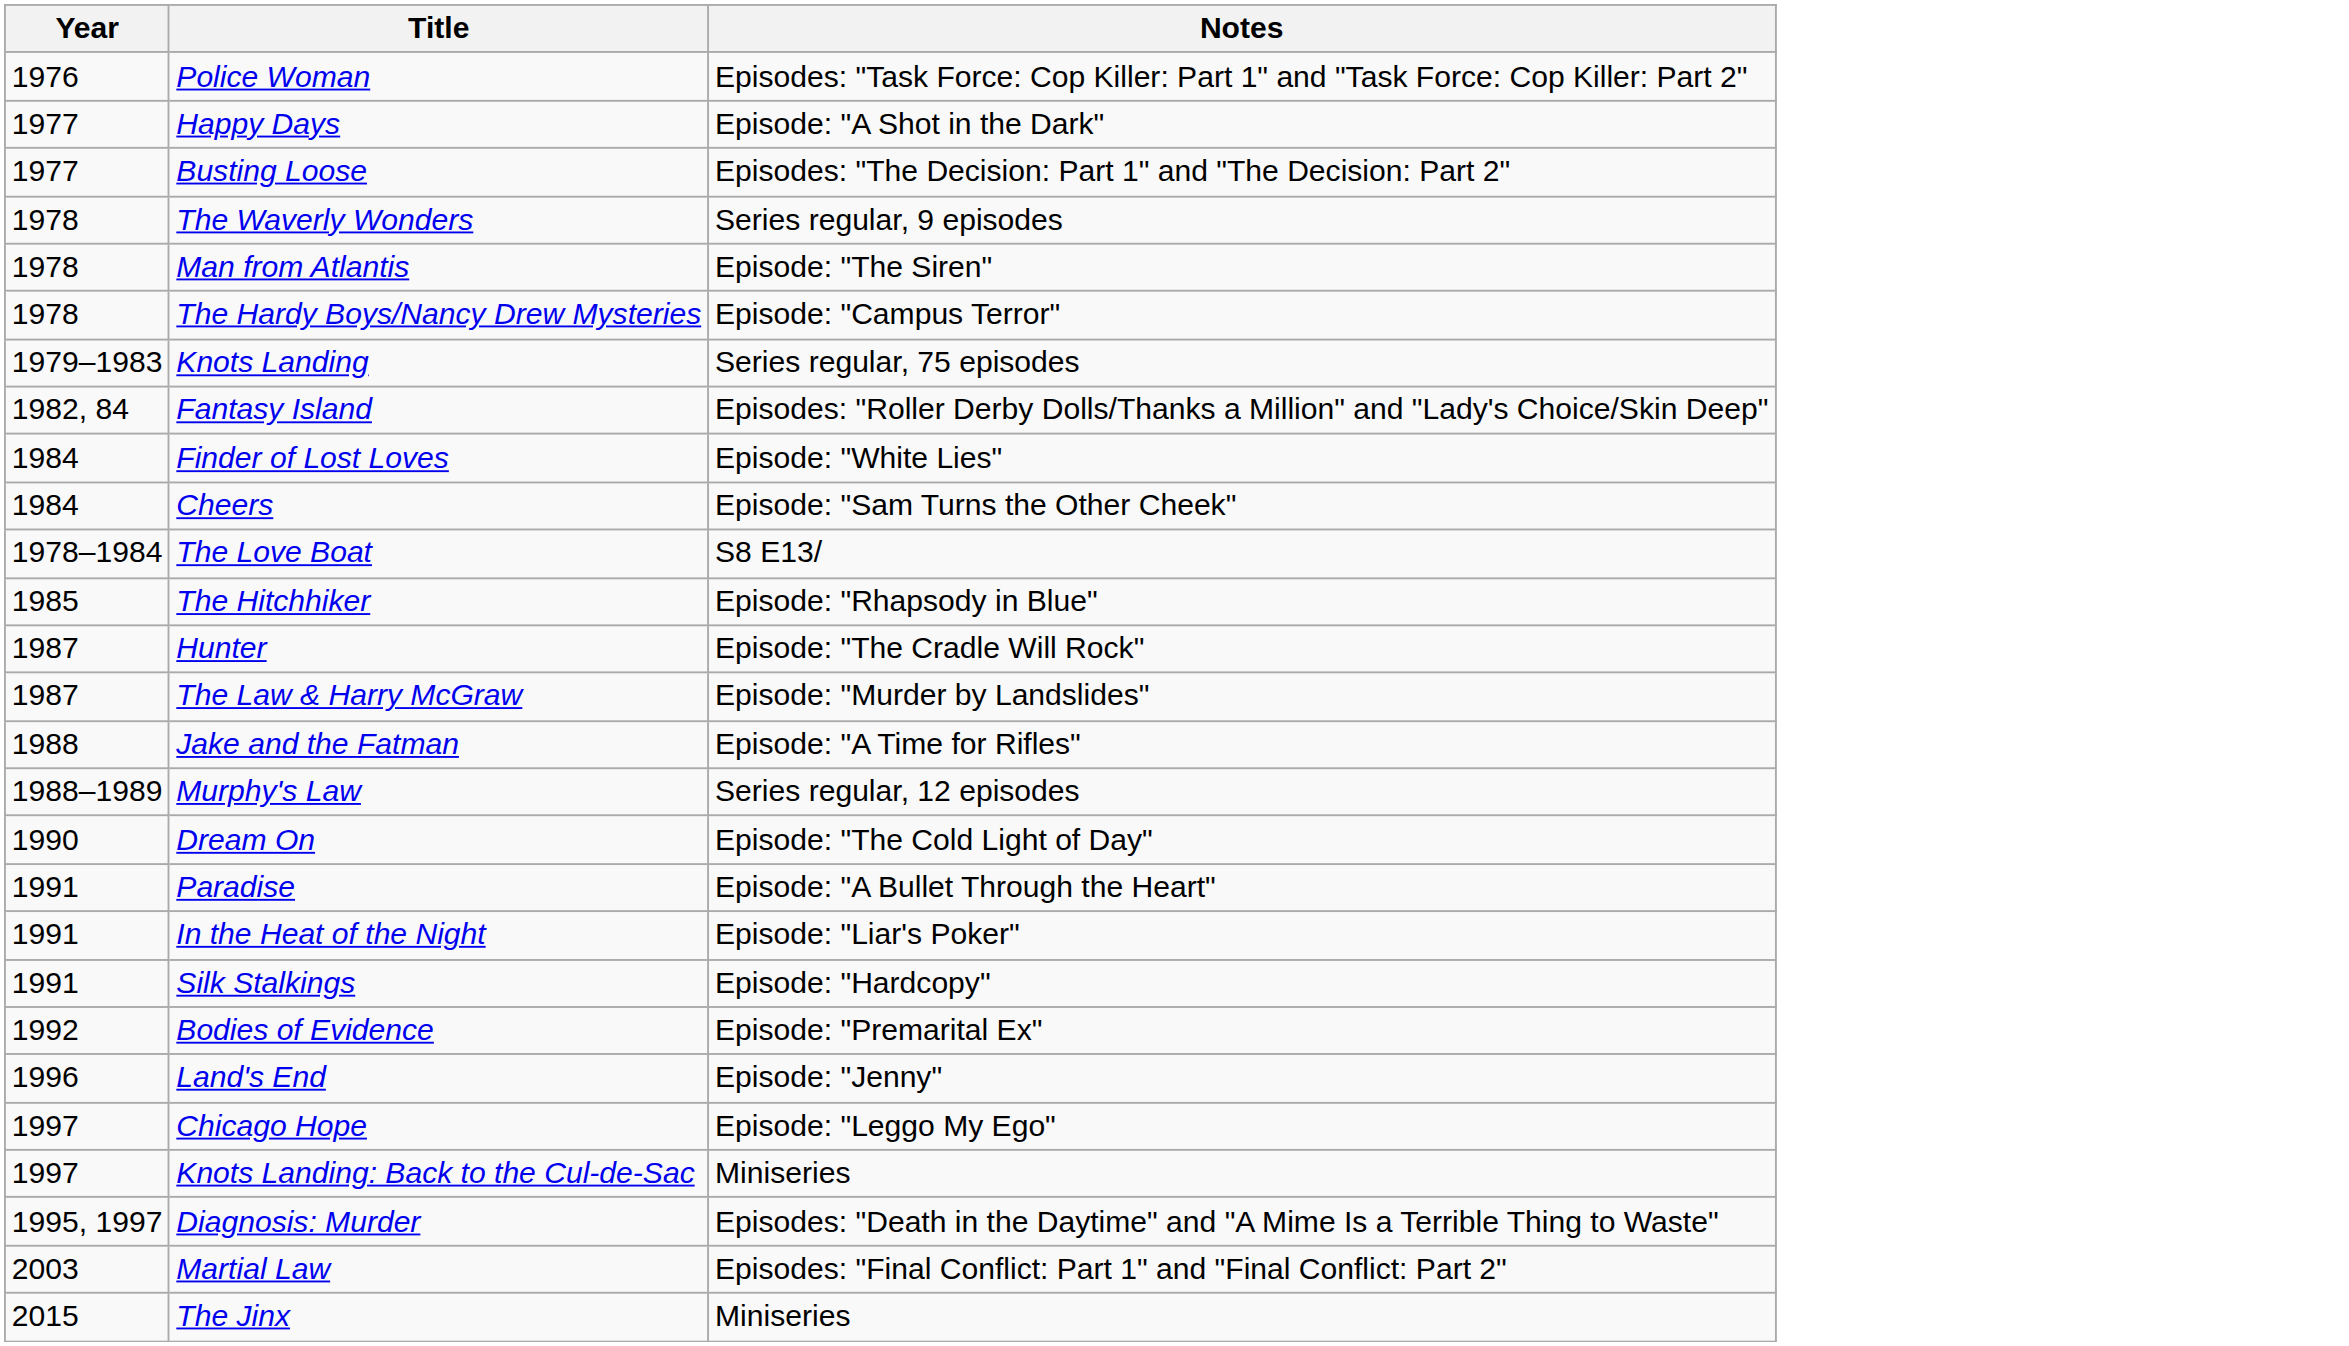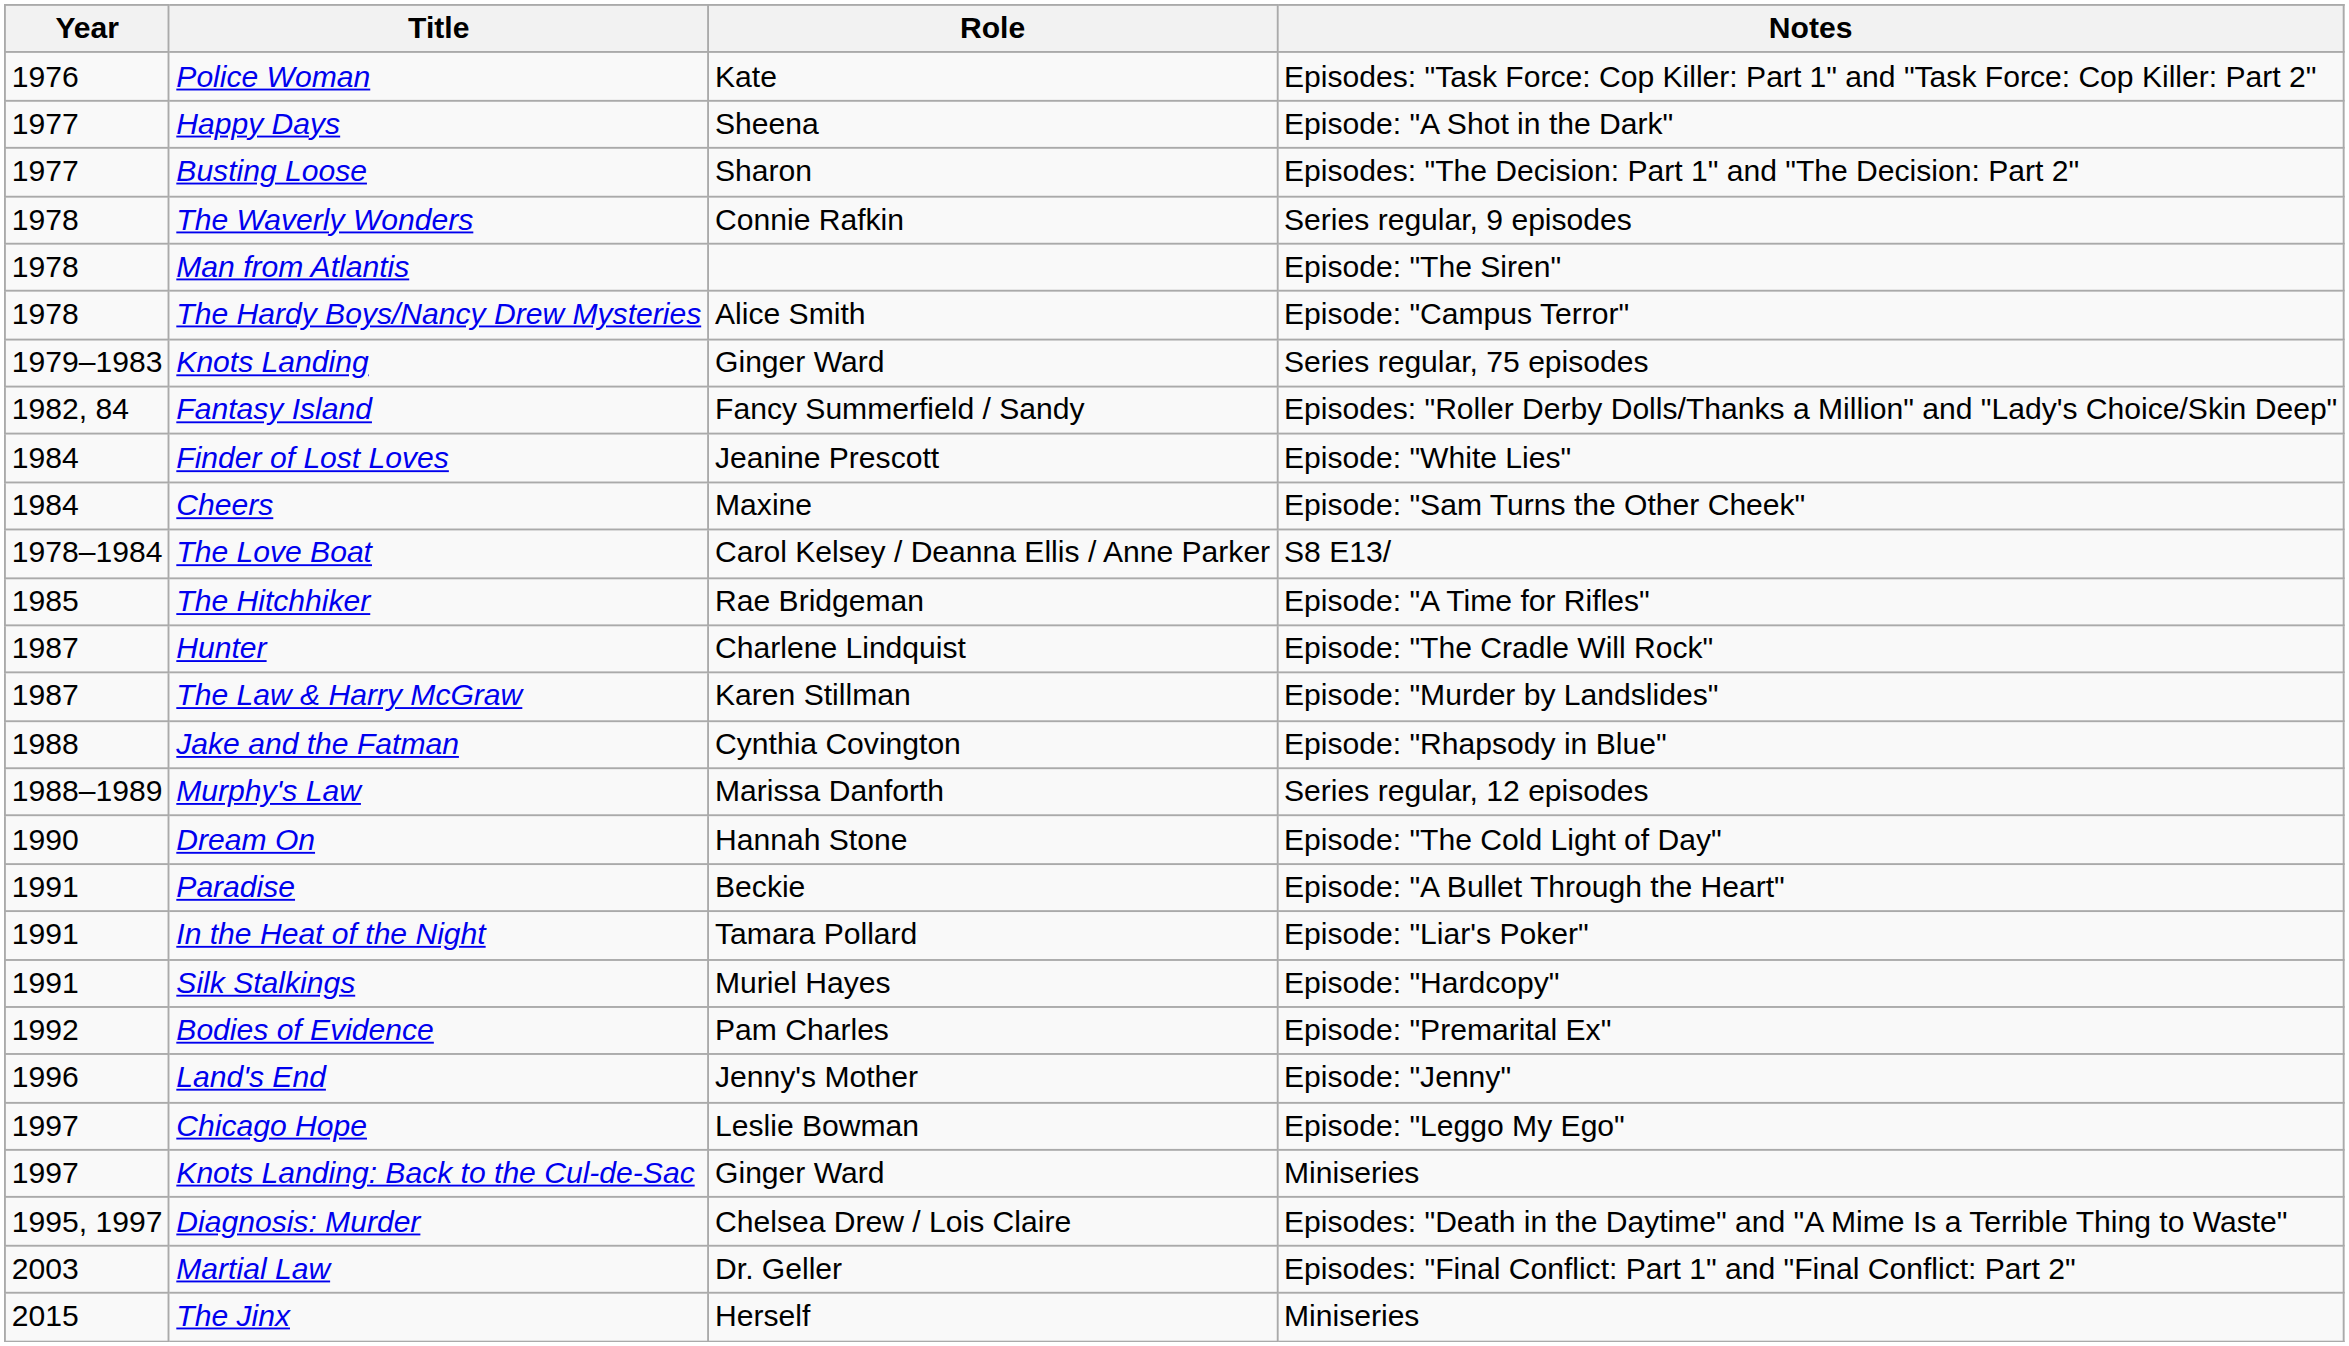+ column: (993, 28)
(906, 600) Episode: "Rhapsody in Blue" -> (1467, 600) Episode: "A Time for Rifles"
(898, 743) Episode: "A Time for Rifles" -> (1475, 743) Episode: "Rhapsody in Blue"
